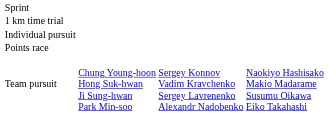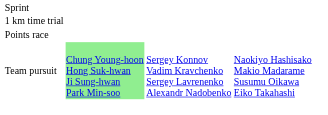- row: (40, 34)
(117, 90) no background -> (105, 76) lightgreen background
